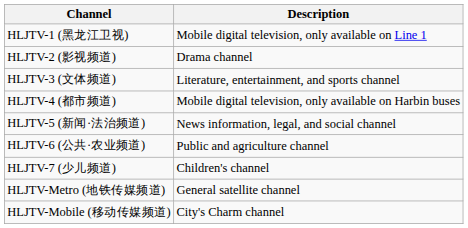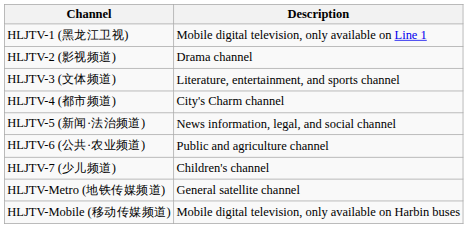(318, 101) Mobile digital television, only available on Harbin buses -> (230, 101) City's Charm channel
(230, 212) City's Charm channel -> (318, 212) Mobile digital television, only available on Harbin buses
